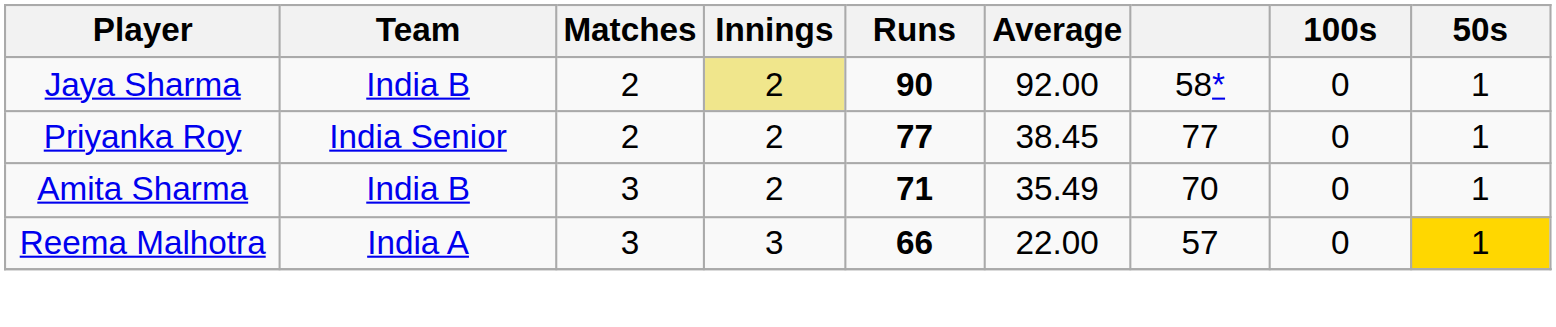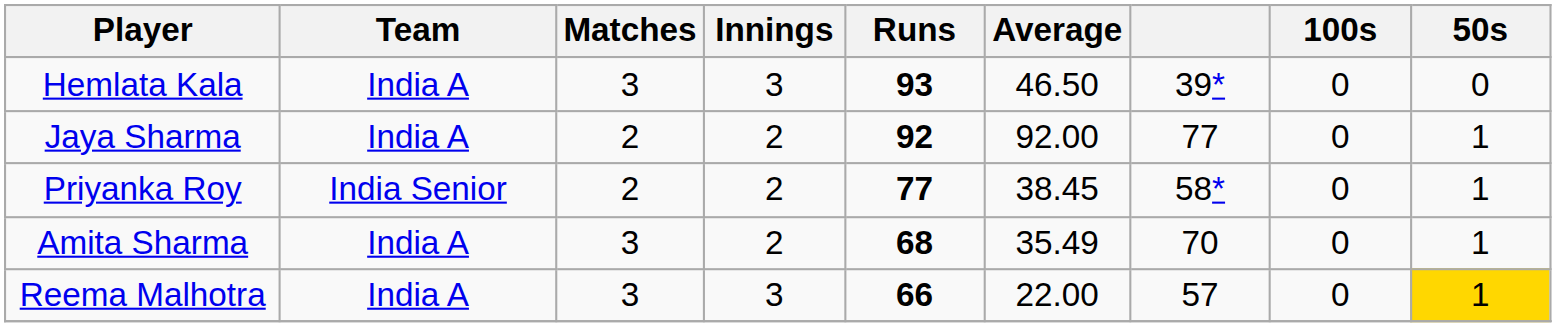+ row: (143, 83)
(418, 83) India B -> (418, 136) India A
(774, 83) khaki background -> (774, 136) no background
(914, 83) 90 -> (914, 136) 92
(1200, 83) 58* -> (1200, 136) 77
(1200, 136) 77 -> (1200, 189) 58*
(418, 189) India B -> (418, 242) India A
(914, 189) 71 -> (914, 242) 68
